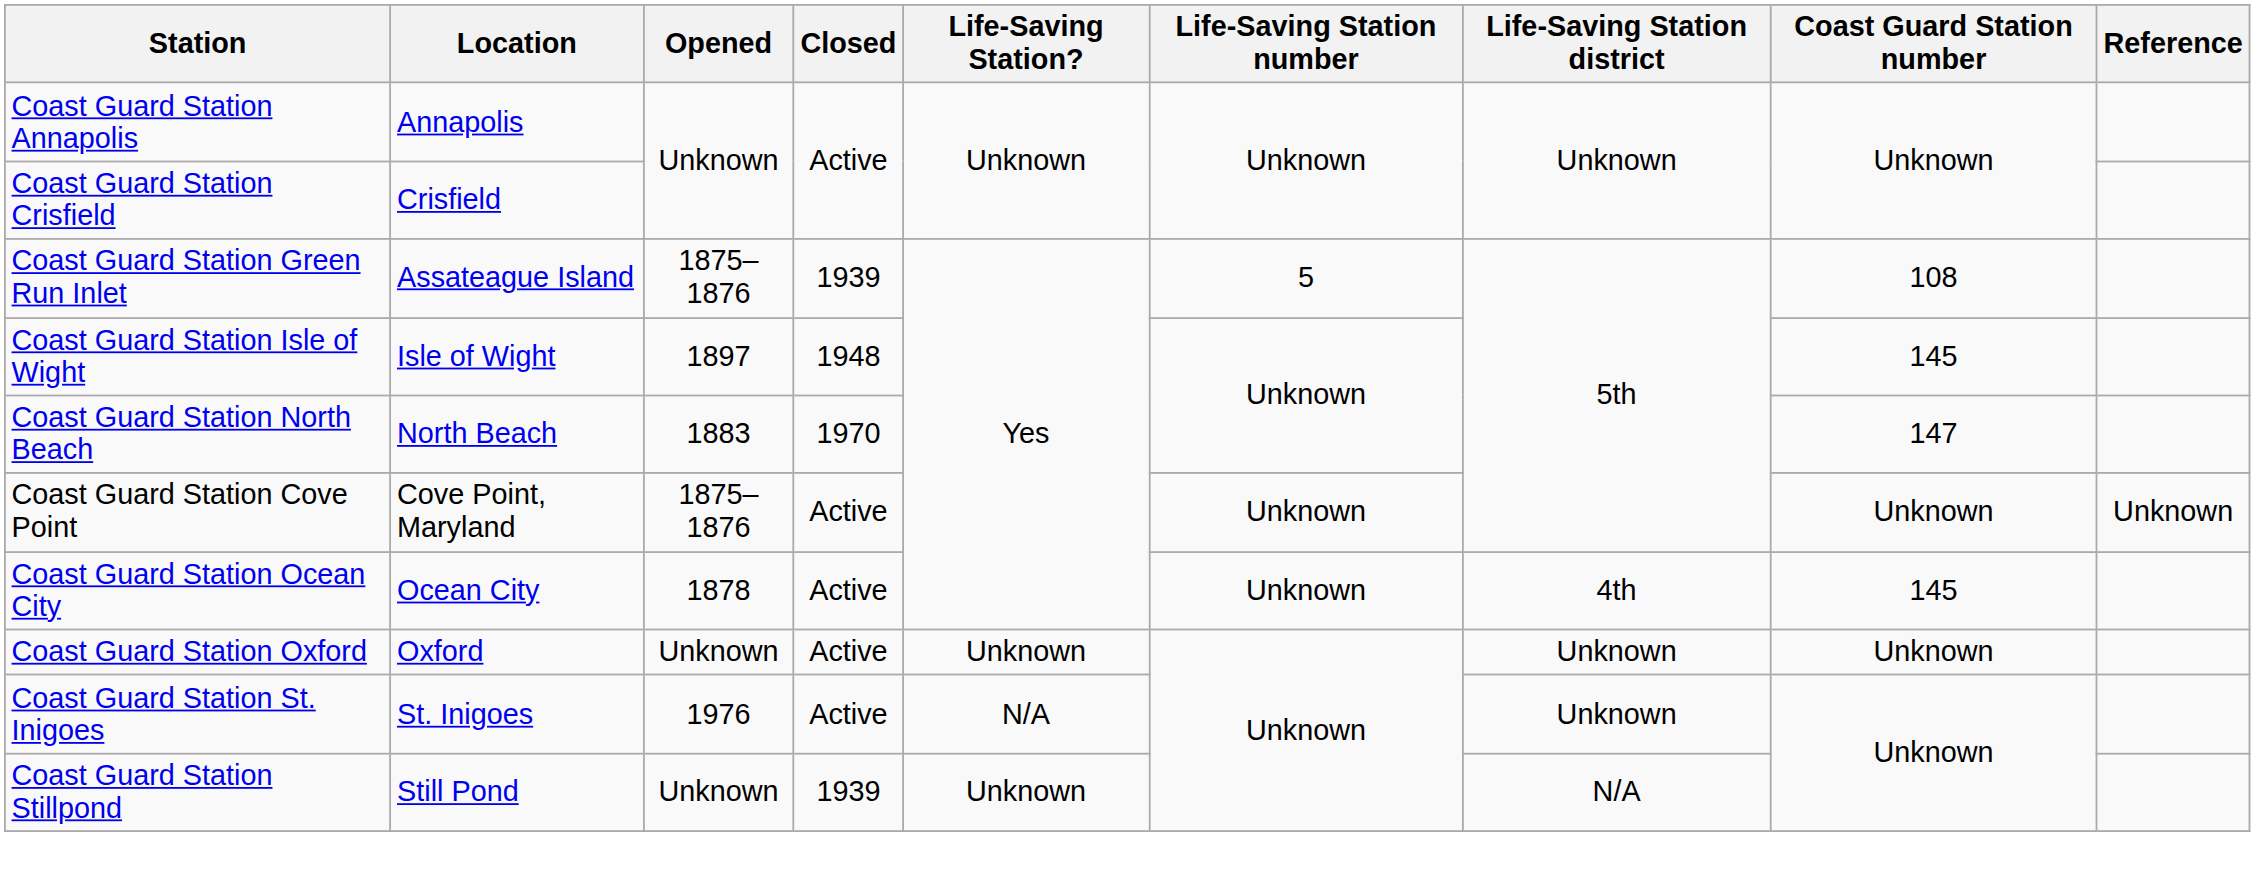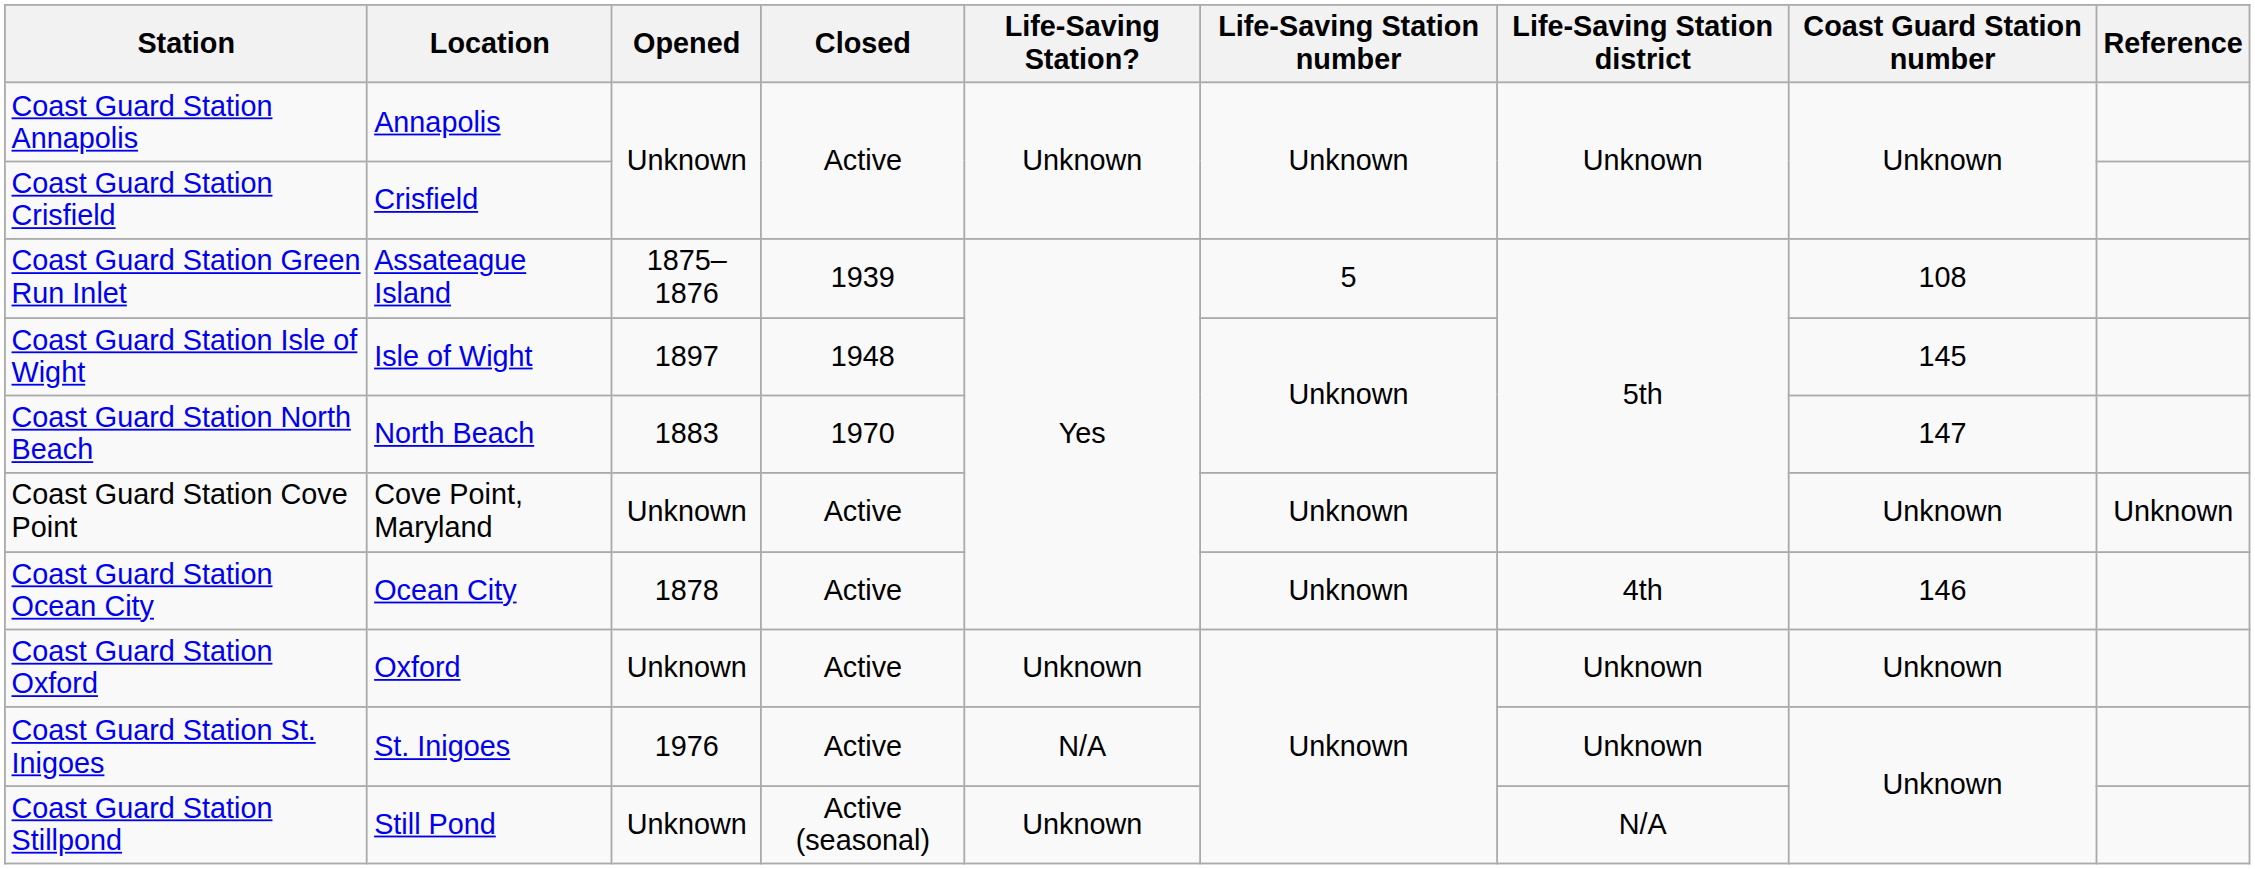(719, 511) 1875–1876 -> (687, 511) Unknown
(1934, 590) 145 -> (1943, 590) 146
(848, 791) 1939 -> (863, 824) Active (seasonal)
